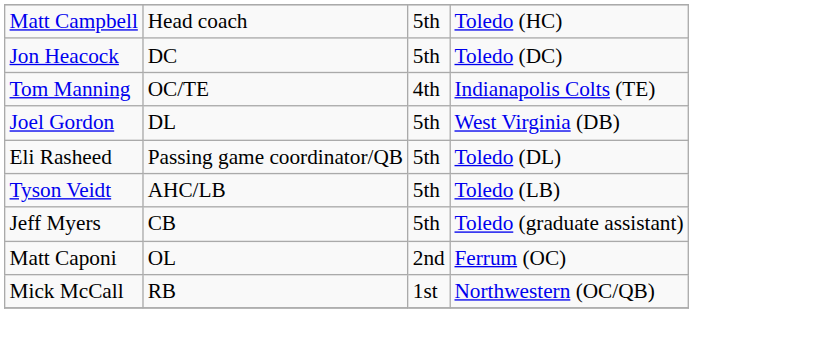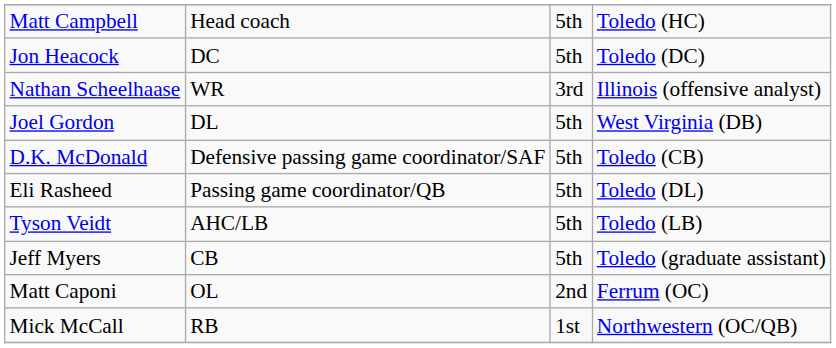- row: (70, 88)
+ row: (95, 88)
+ row: (78, 156)
